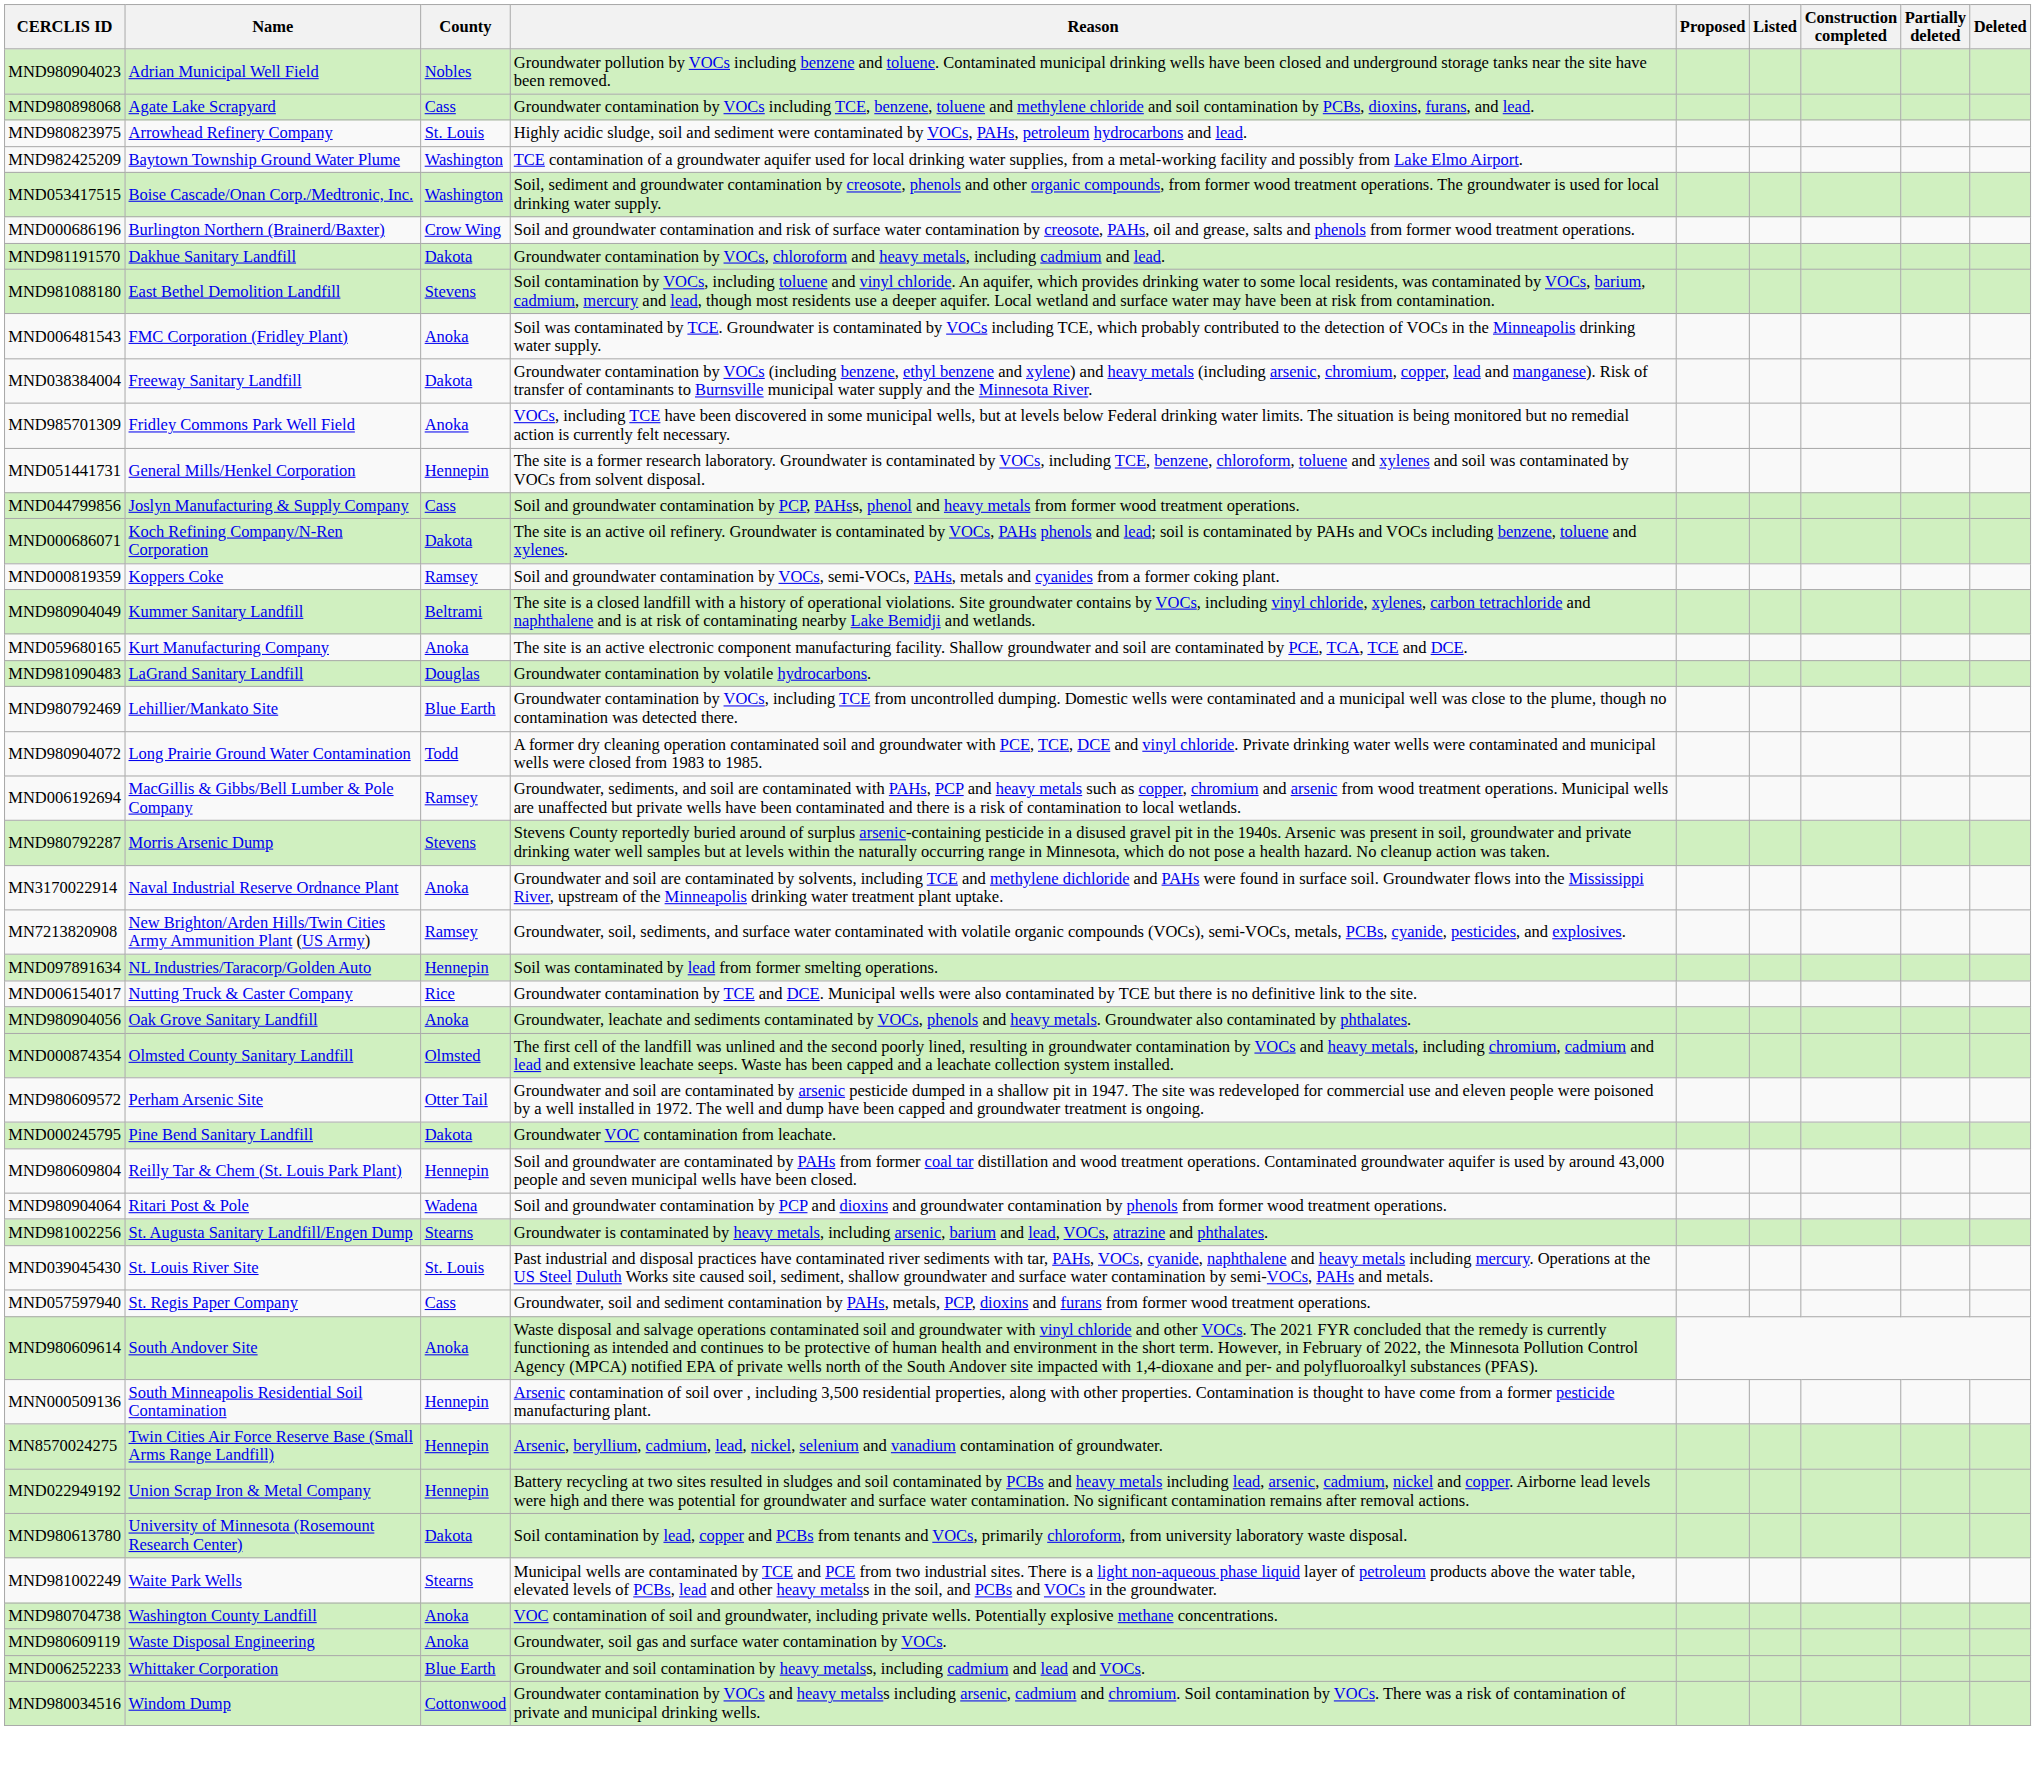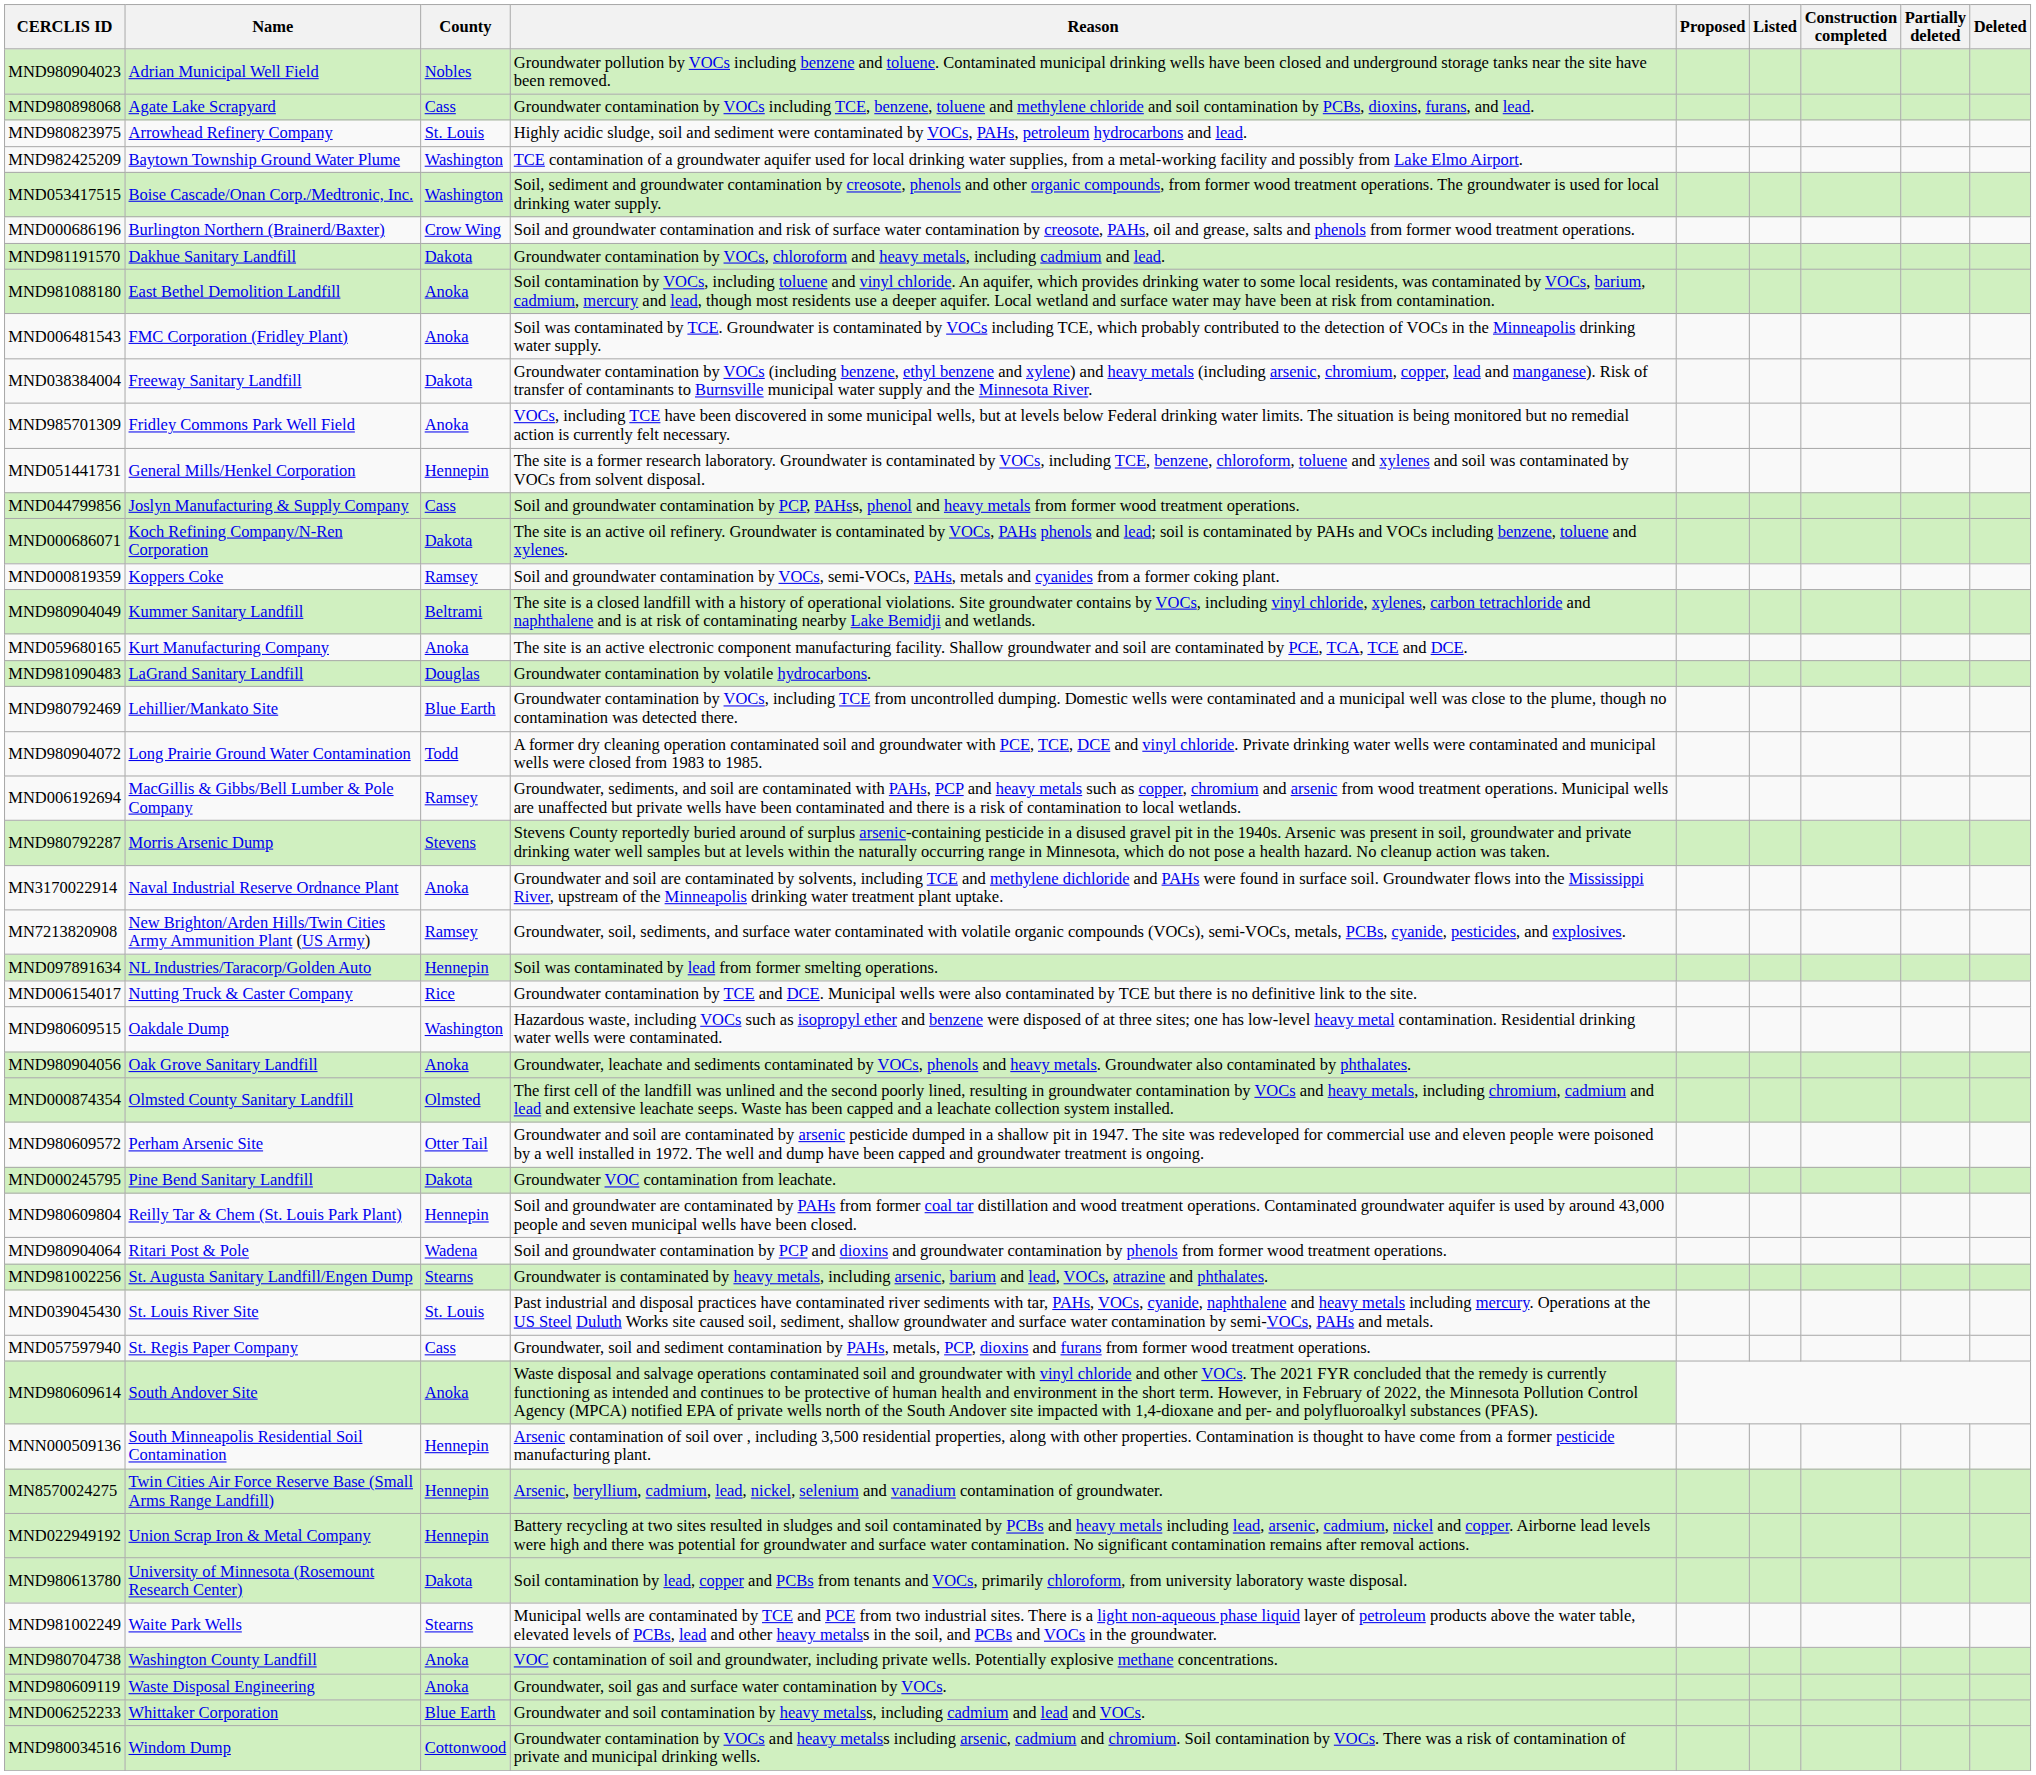(450, 291) Stevens -> (447, 291) Anoka
+ row: (65, 1029)
